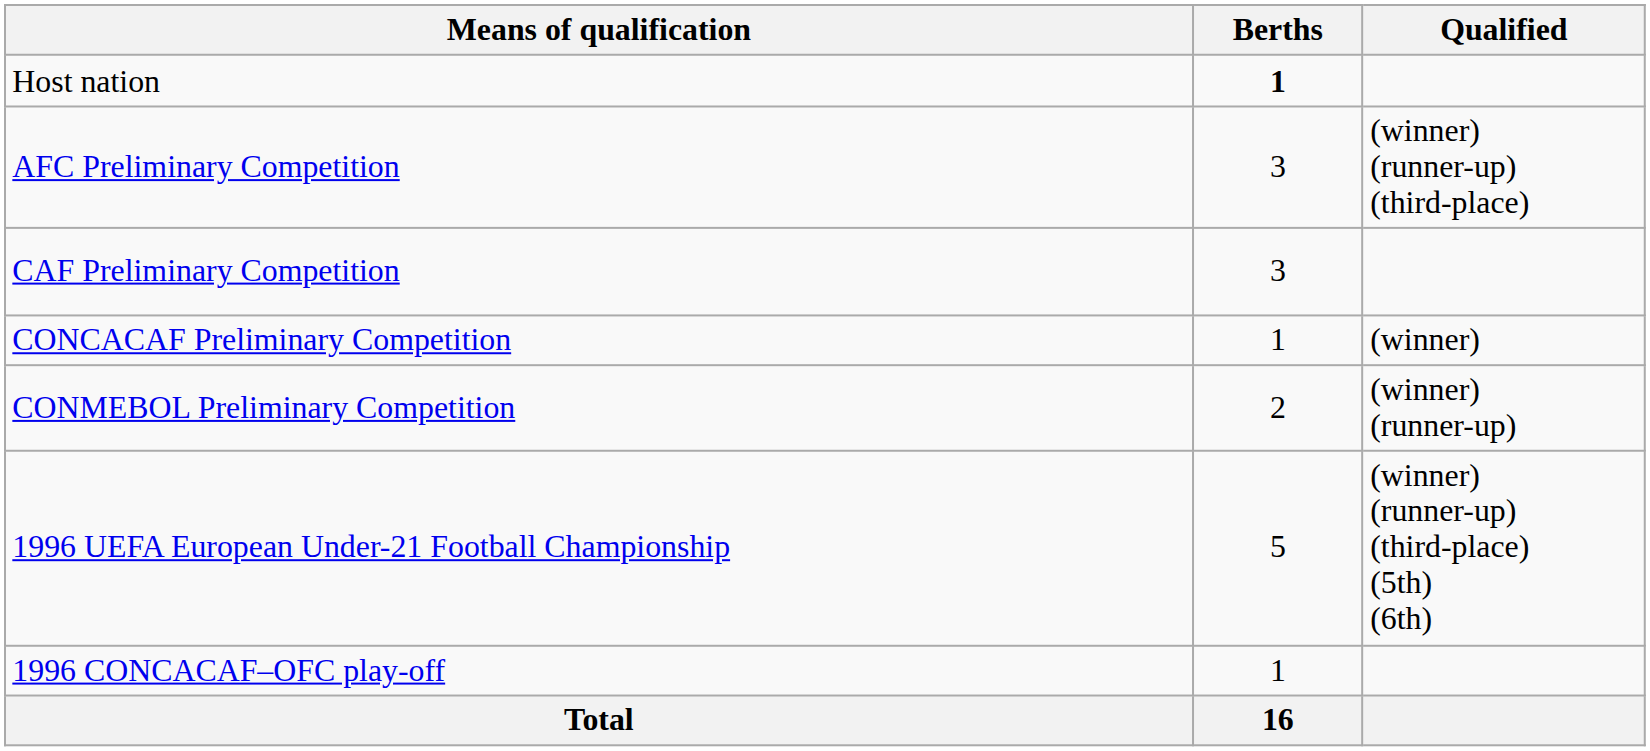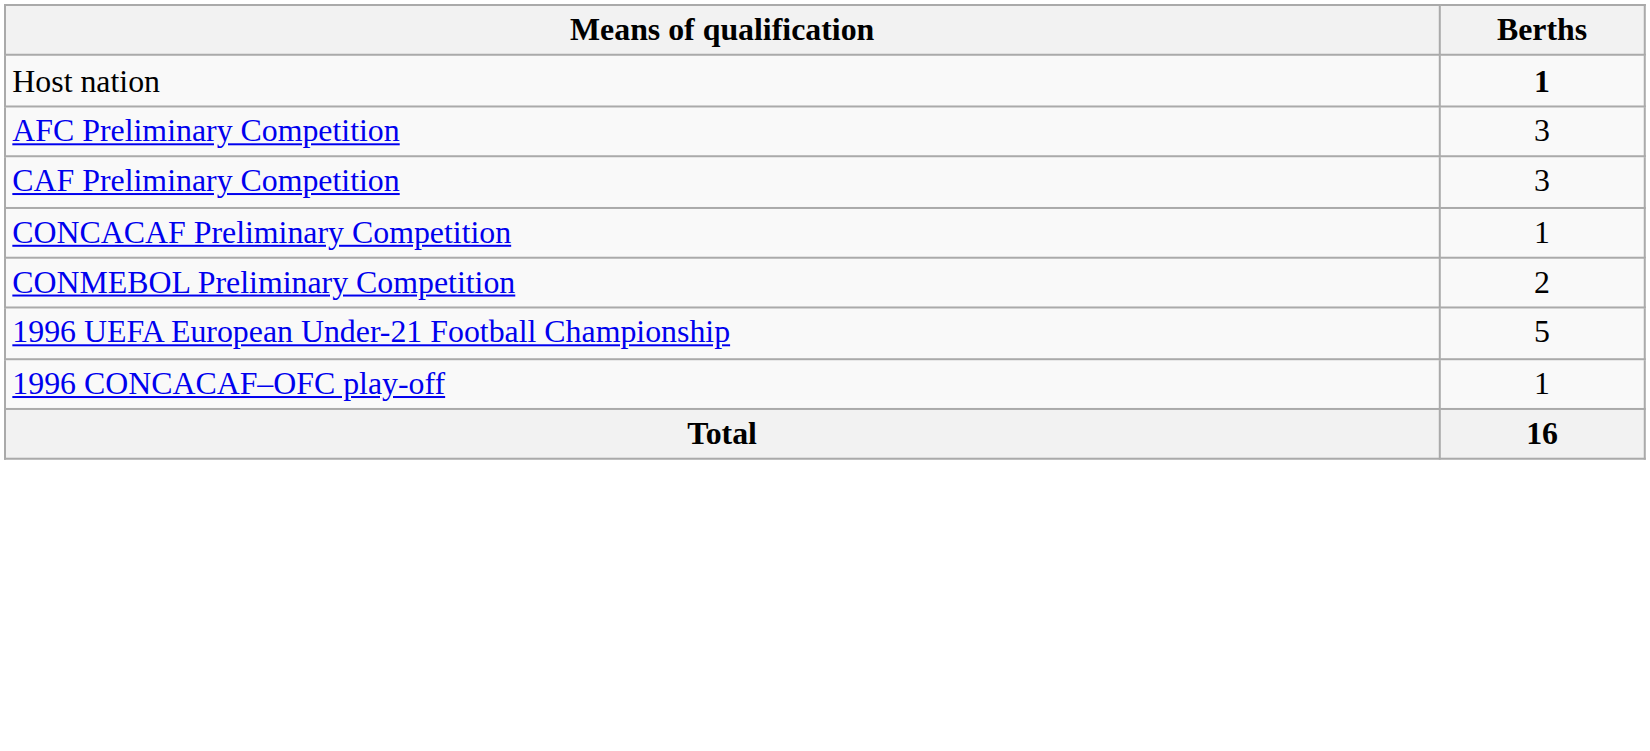- column: (1504, 29)
